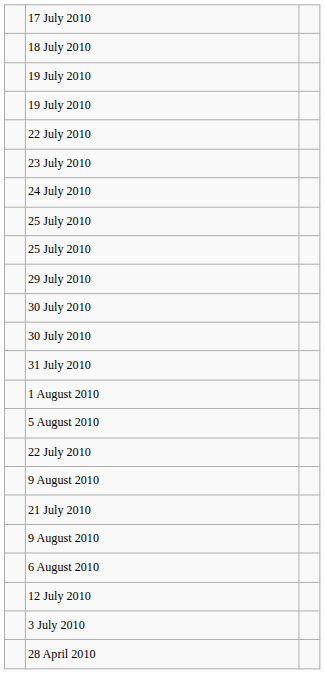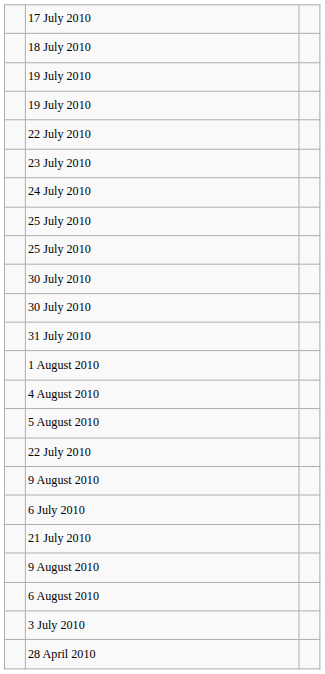- row: (15, 279)
+ row: (15, 394)
+ row: (15, 510)
- row: (15, 596)
